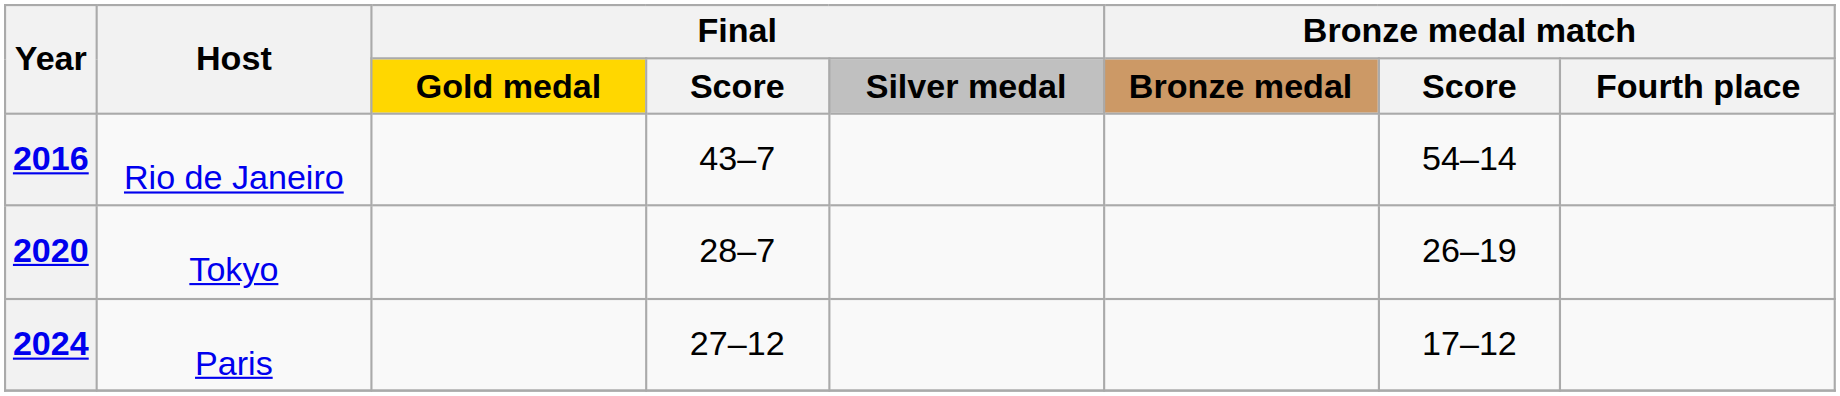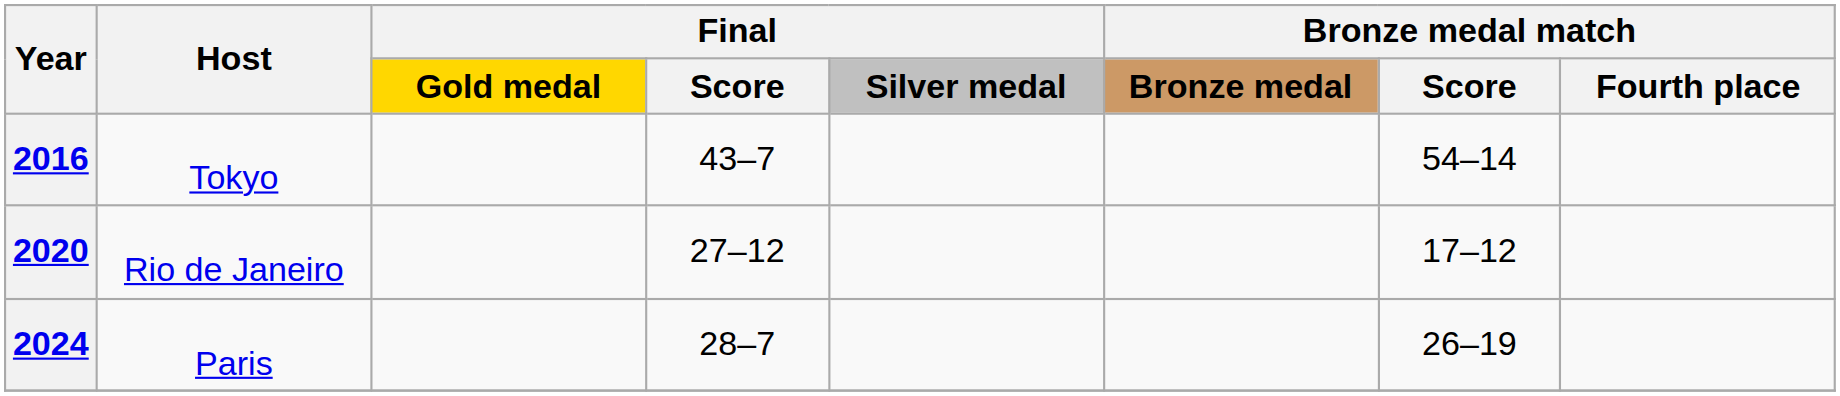(234, 177) Rio de Janeiro -> (234, 177) Tokyo
(234, 270) Tokyo -> (234, 270) Rio de Janeiro
(737, 251) 28–7 -> (737, 251) 27–12
(1469, 251) 26–19 -> (1469, 251) 17–12
(737, 343) 27–12 -> (737, 343) 28–7
(1469, 343) 17–12 -> (1469, 343) 26–19
